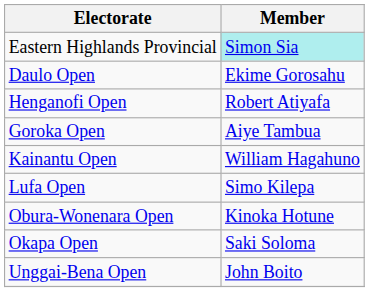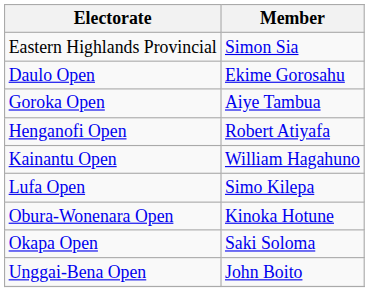(262, 46) paleturquoise background -> (262, 46) no background
rows swapped: (57, 131) <-> (68, 103)
